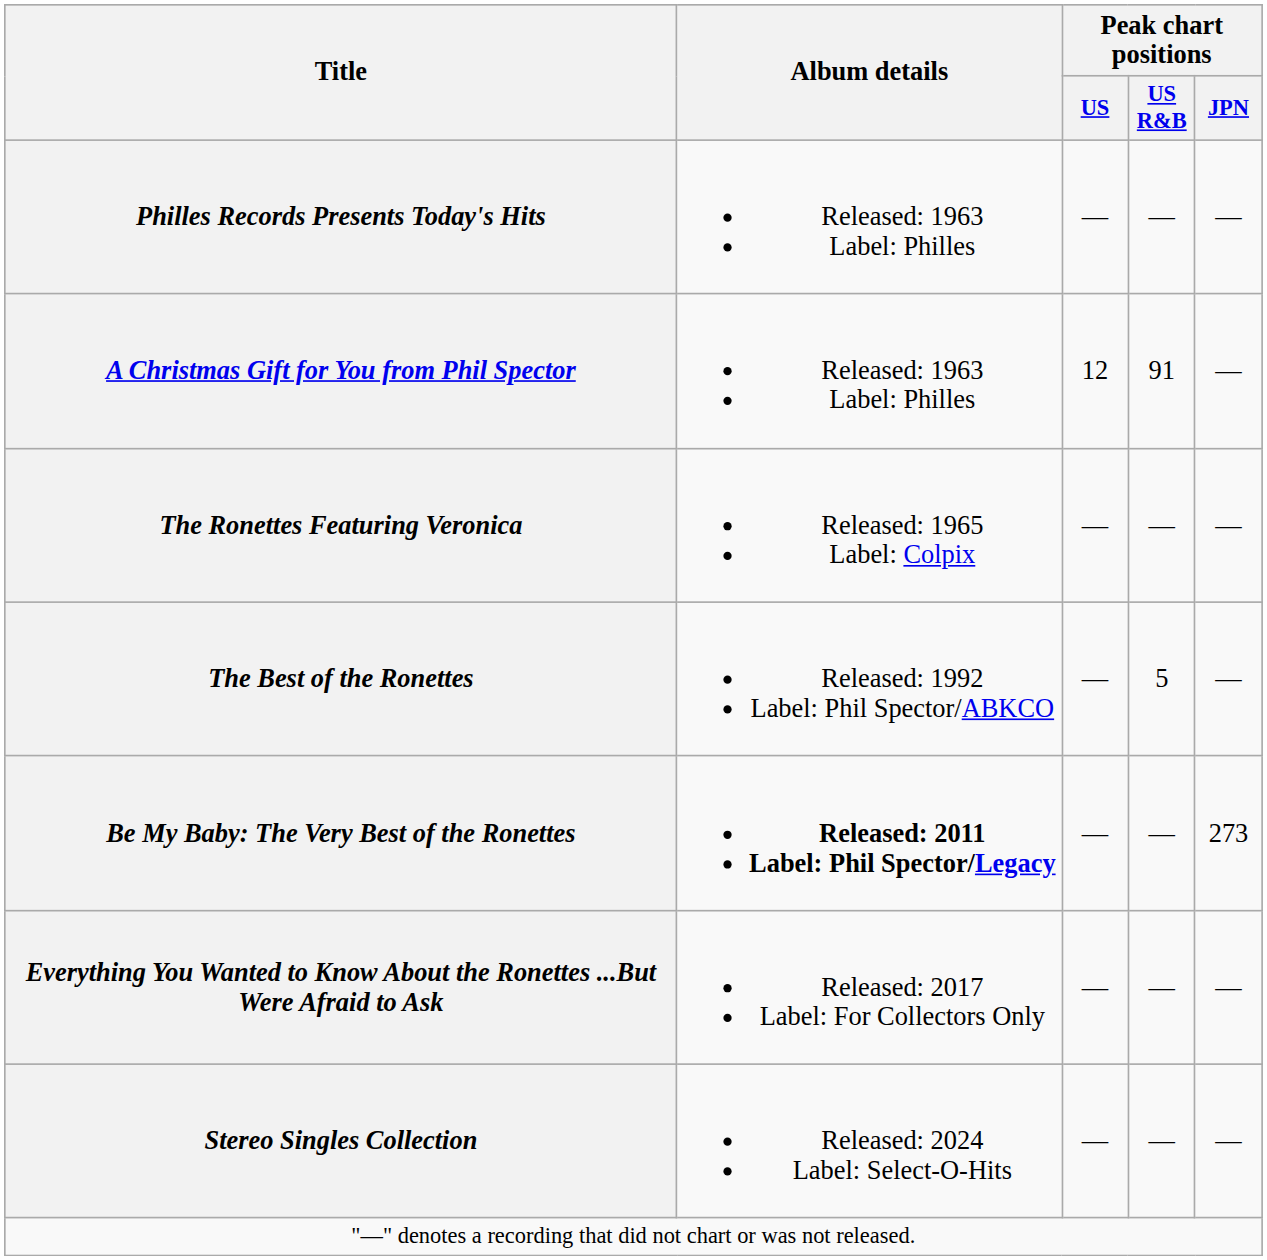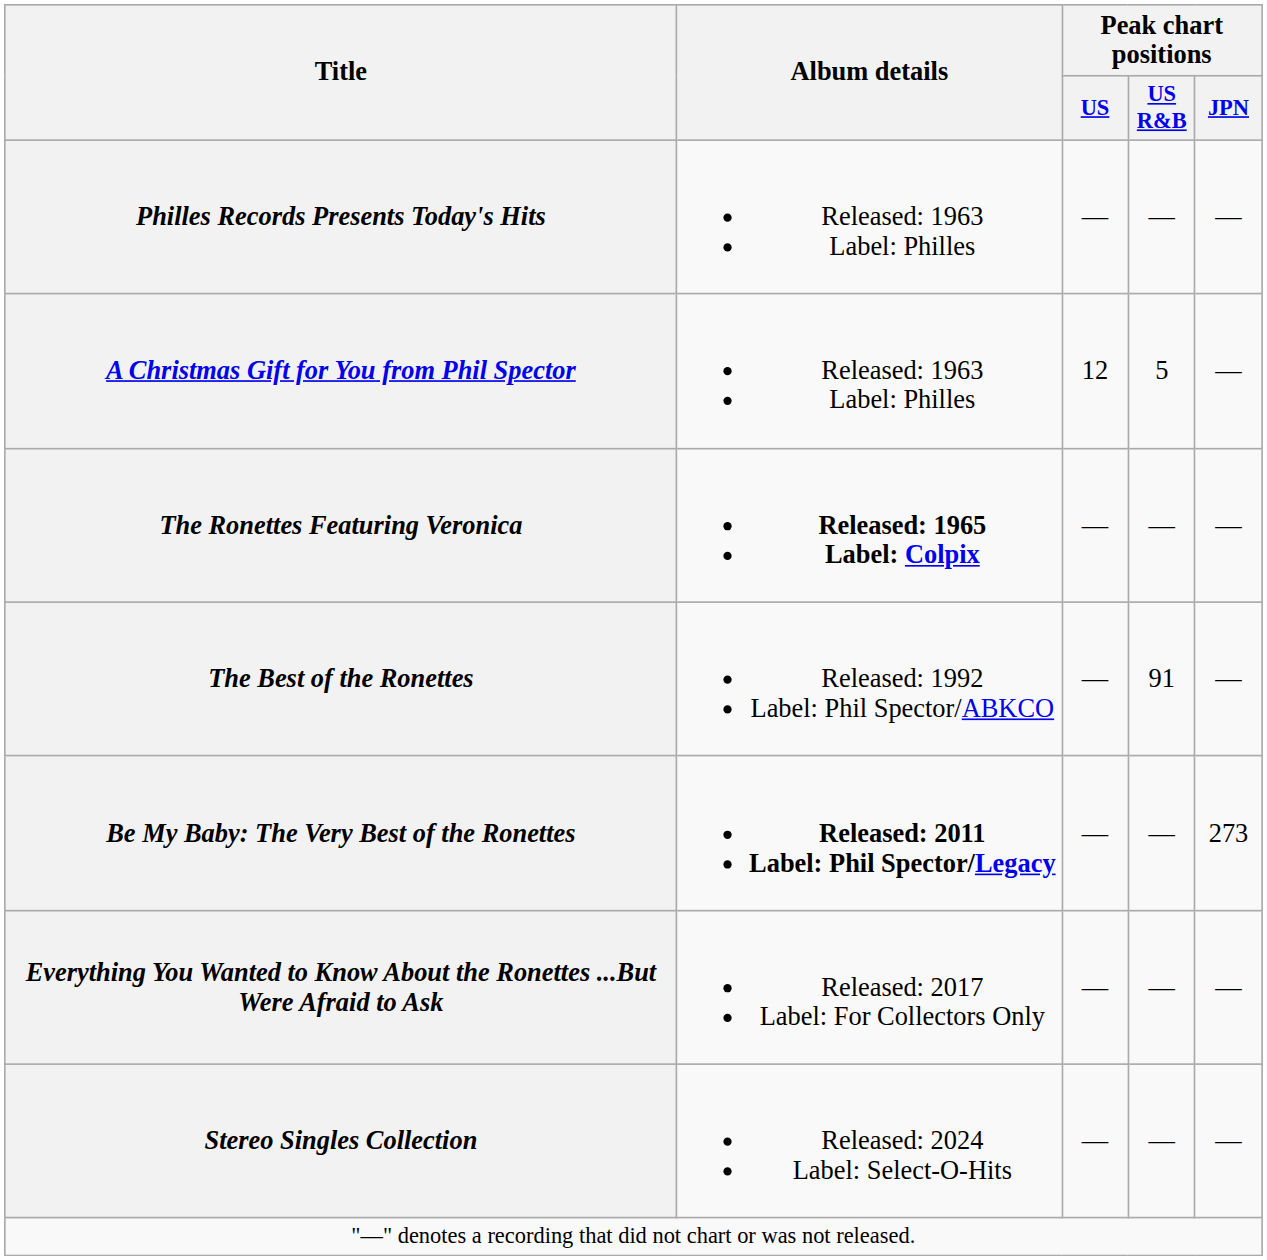(1162, 370) 91 -> (1162, 370) 5
(869, 540) normal -> (869, 540) bold
(1162, 678) 5 -> (1162, 678) 91
